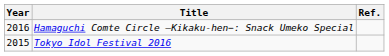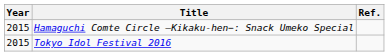(18, 28) 2016 -> (18, 28) 2015
